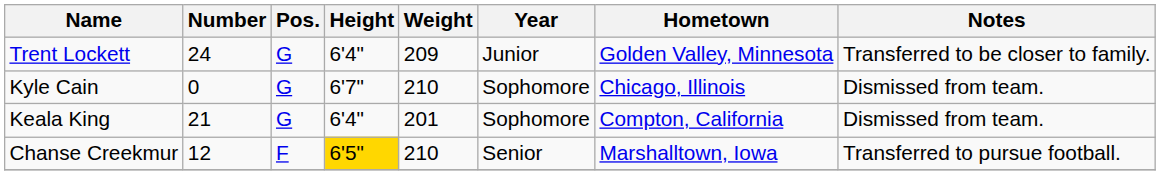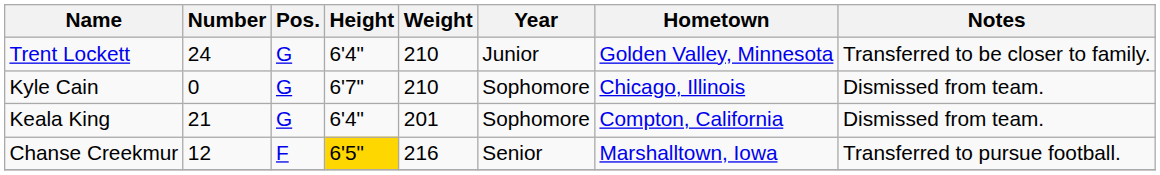(421, 53) 209 -> (421, 53) 210
(421, 152) 210 -> (421, 152) 216
